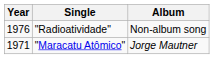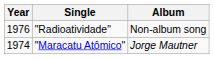(18, 45) 1971 -> (18, 45) 1974
